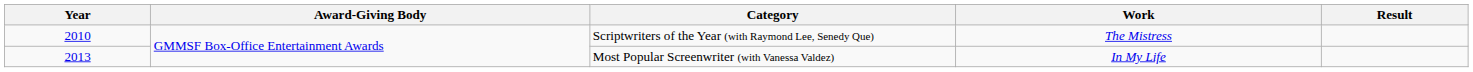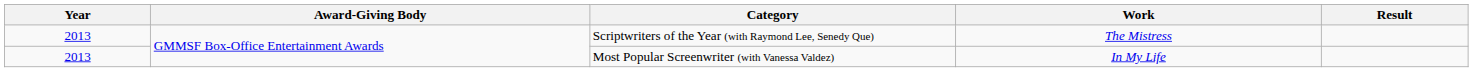(78, 35) 2010 -> (78, 35) 2013
